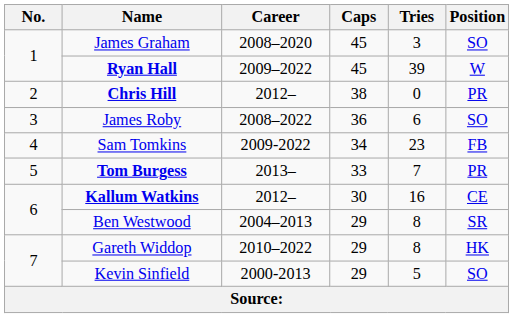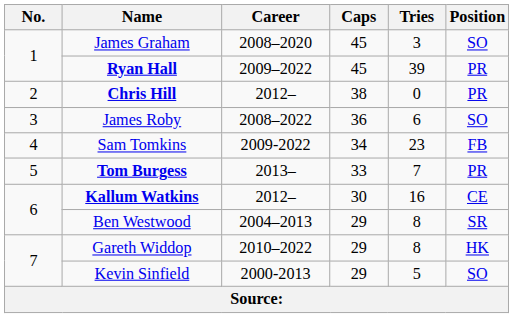(477, 68) W -> (477, 68) PR
